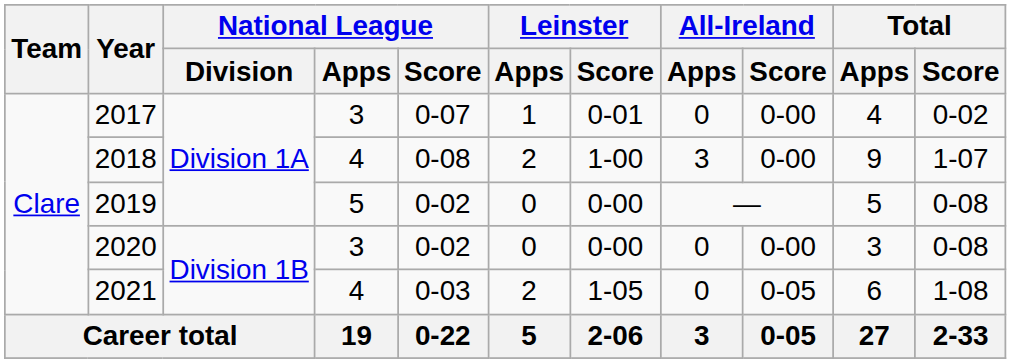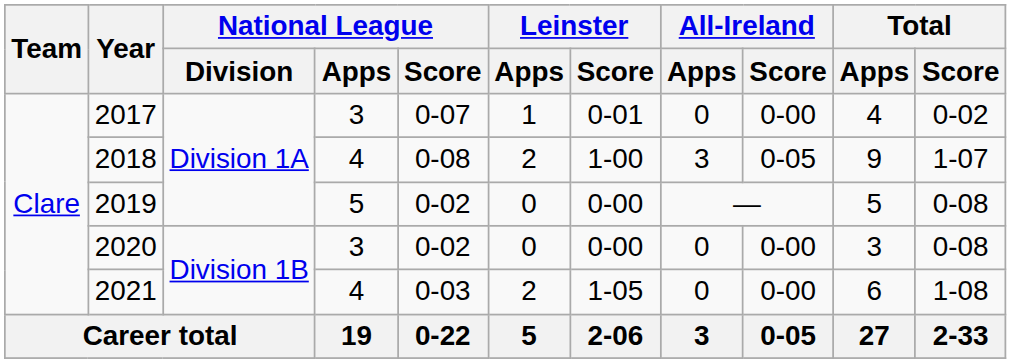(788, 159) 0-00 -> (788, 159) 0-05
(788, 291) 0-05 -> (788, 291) 0-00
